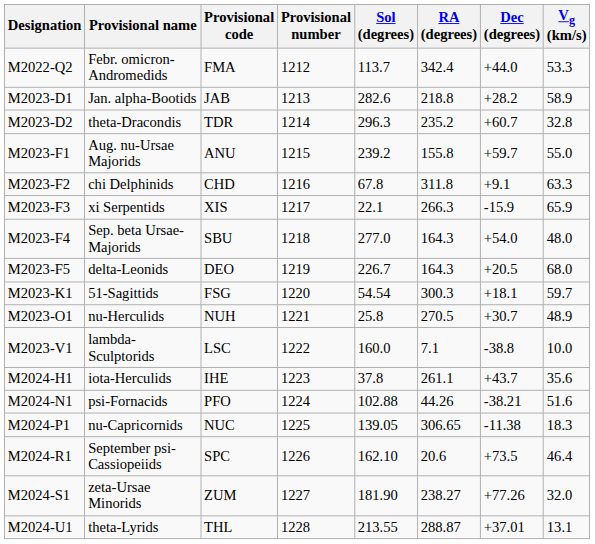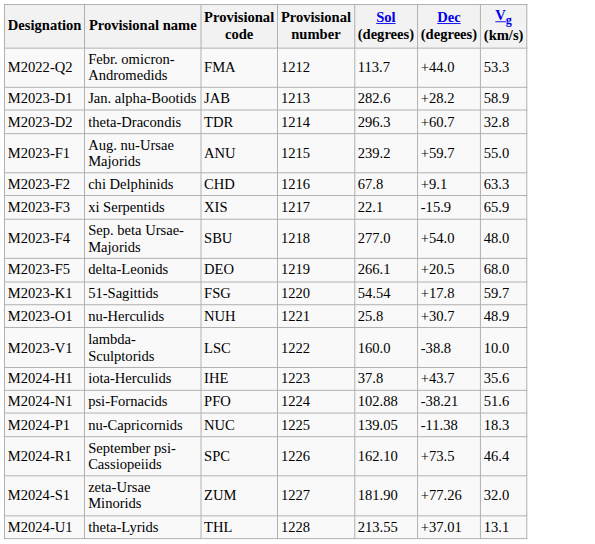- column: (449, 26)
(374, 270) 226.7 -> (374, 270) 266.1
(501, 293) +18.1 -> (438, 293) +17.8
